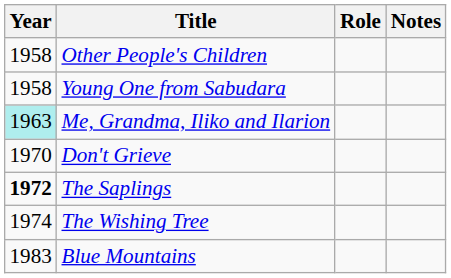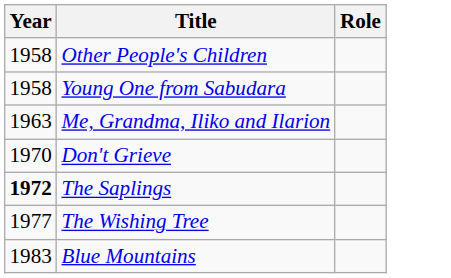- column: (416, 21)
(31, 121) paleturquoise background -> (31, 121) no background
(31, 222) 1974 -> (31, 222) 1977
